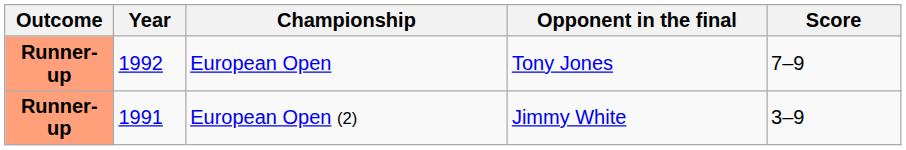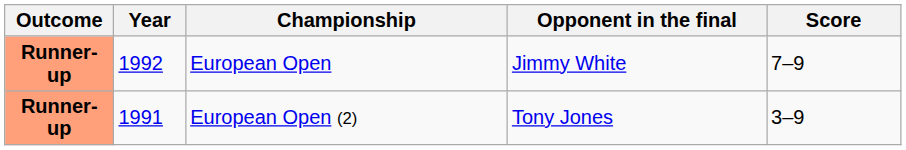(562, 63) Tony Jones -> (569, 63) Jimmy White
(569, 117) Jimmy White -> (562, 117) Tony Jones
